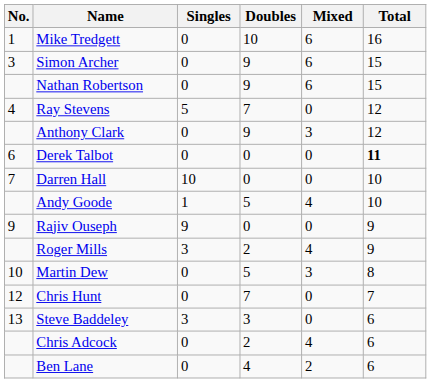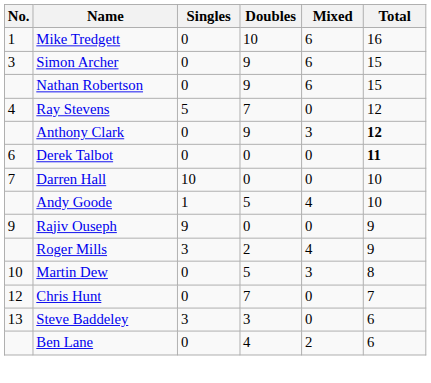(374, 132) normal -> (374, 132) bold
- row: (77, 343)
